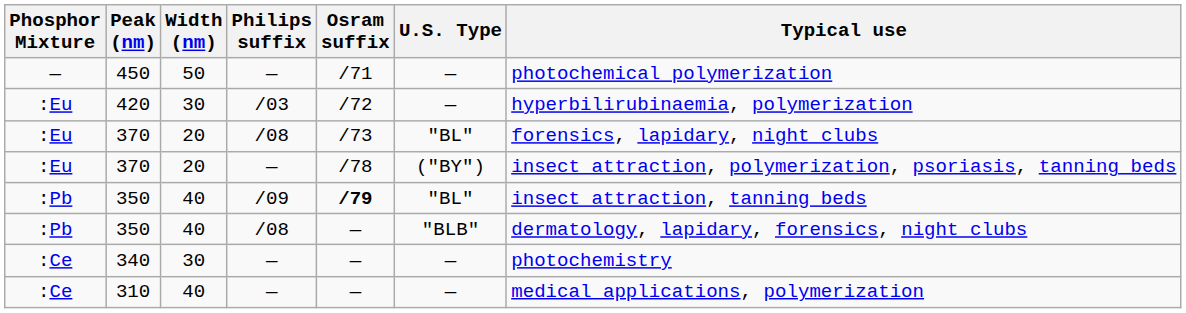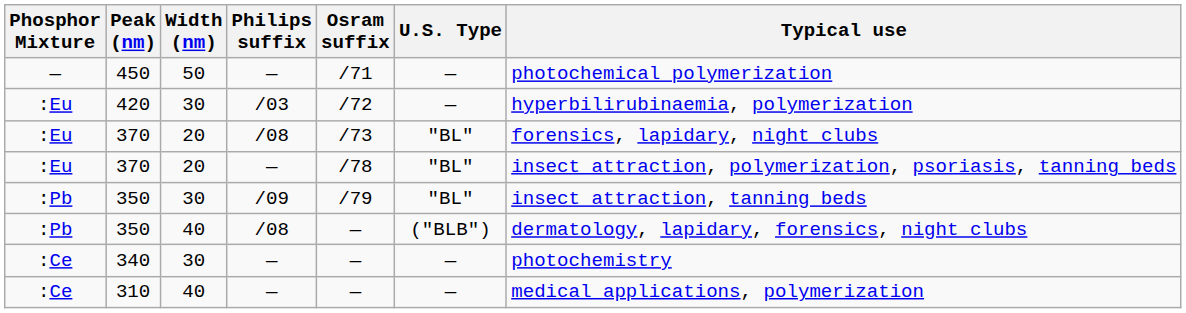(450, 167) ("BY") -> (450, 167) "BL"
(194, 198) 40 -> (194, 198) 30
(355, 198) bold -> (355, 198) normal
(450, 229) "BLB" -> (450, 229) ("BLB")
